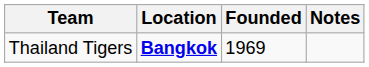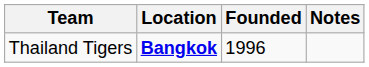(245, 47) 1969 -> (245, 47) 1996
